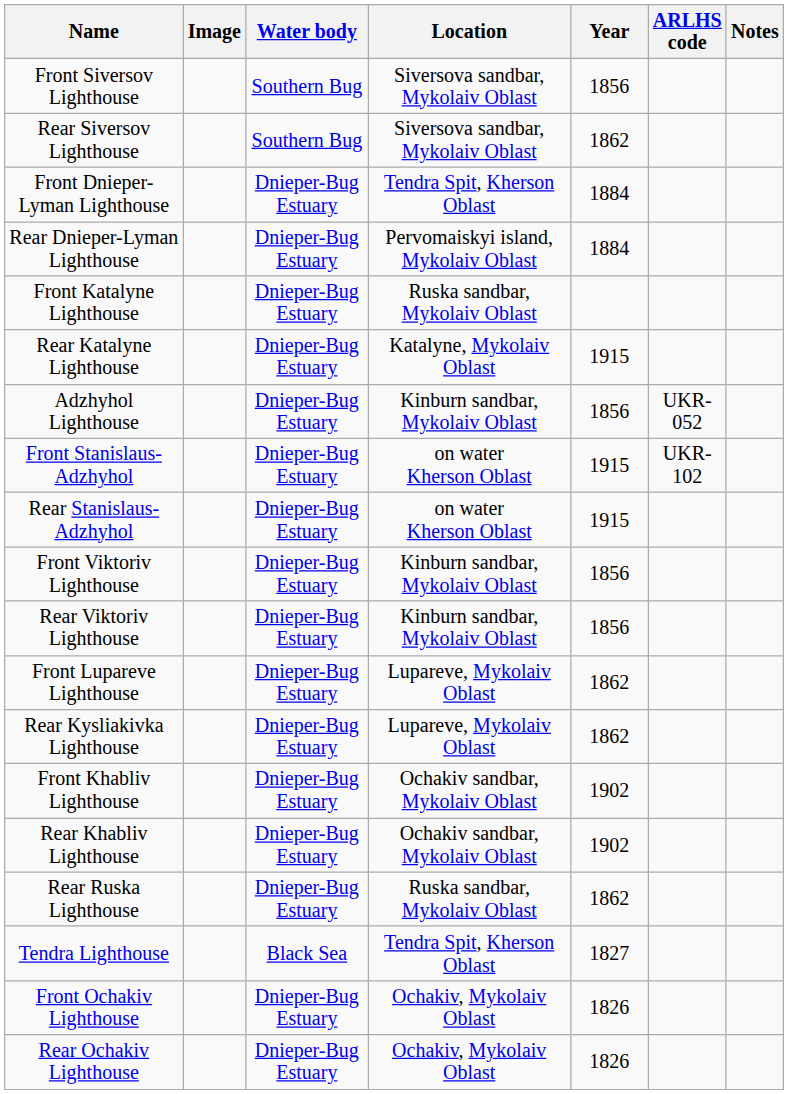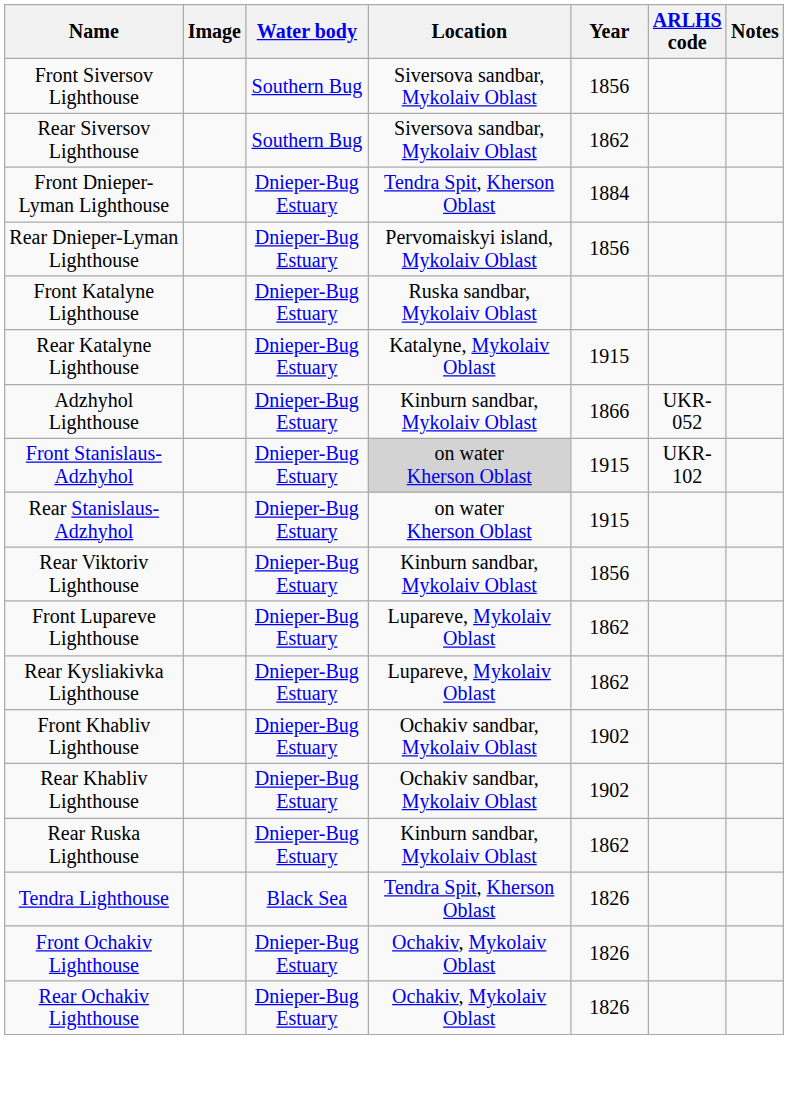(609, 248) 1884 -> (609, 248) 1856
(609, 411) 1856 -> (609, 411) 1866
(469, 465) no background -> (469, 465) lightgrey background
- row: (94, 573)
(469, 899) Ruska sandbar, Mykolaiv Oblast -> (469, 844) Kinburn sandbar, Mykolaiv Oblast
(609, 953) 1827 -> (609, 899) 1826
